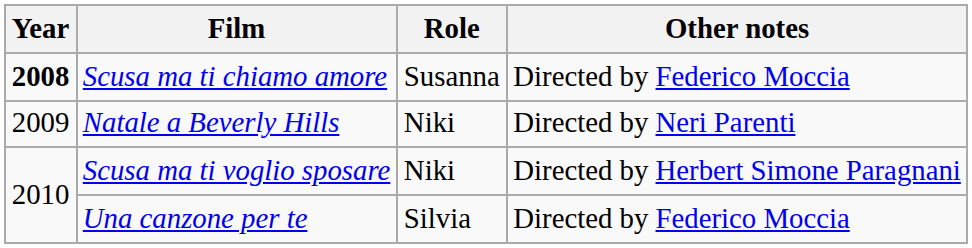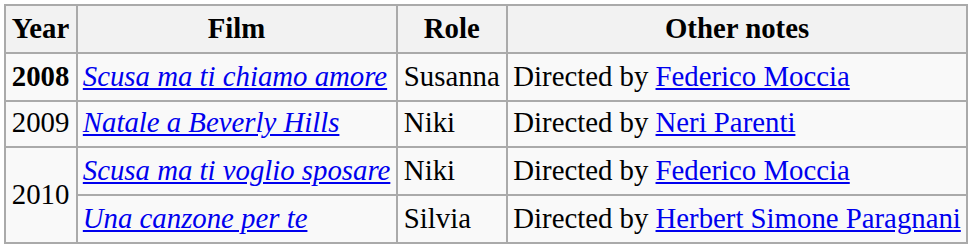(737, 171) Directed by Herbert Simone Paragnani -> (682, 171) Directed by Federico Moccia
(682, 218) Directed by Federico Moccia -> (737, 218) Directed by Herbert Simone Paragnani
